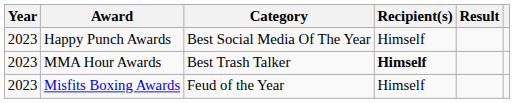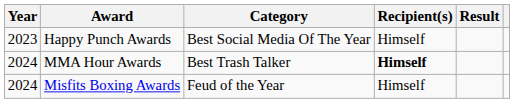(23, 62) 2023 -> (23, 62) 2024
(23, 86) 2023 -> (23, 86) 2024
